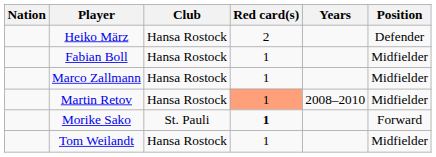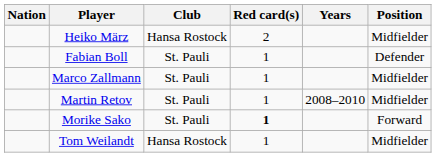(400, 36) Defender -> (400, 36) Midfielder
(187, 57) Hansa Rostock -> (187, 57) St. Pauli
(400, 57) Midfielder -> (400, 57) Defender
(187, 78) Hansa Rostock -> (187, 78) St. Pauli
(187, 99) Hansa Rostock -> (187, 99) St. Pauli
(266, 99) lightsalmon background -> (266, 99) no background
